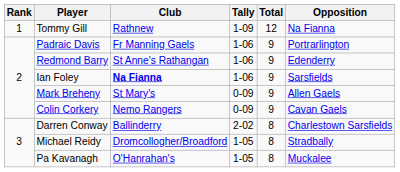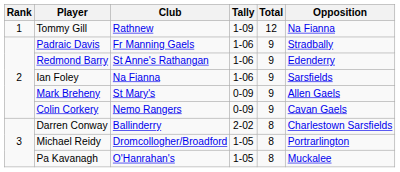(318, 45) Portrarlington -> (310, 45) Stradbally
(137, 77) bold -> (136, 77) normal
(310, 142) Stradbally -> (318, 142) Portrarlington
